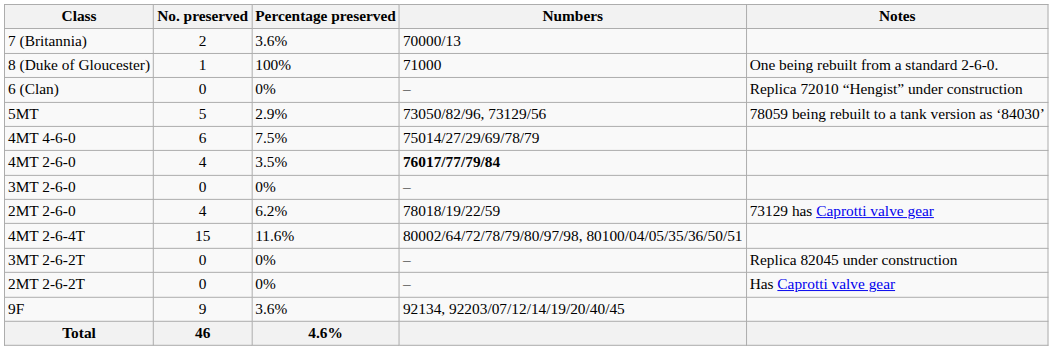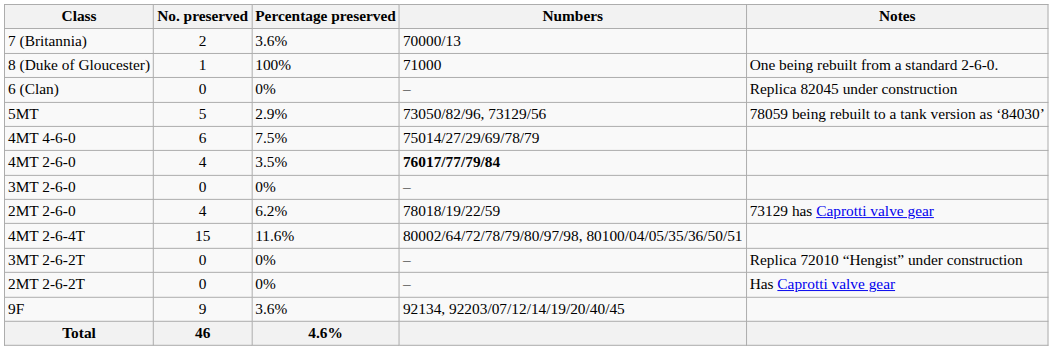(886, 89) Replica 72010 “Hengist” under construction -> (854, 89) Replica 82045 under construction
(854, 260) Replica 82045 under construction -> (886, 260) Replica 72010 “Hengist” under construction
